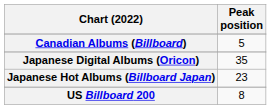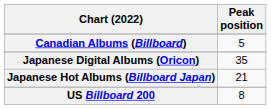(242, 78) 23 -> (242, 78) 21
